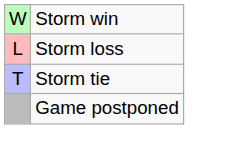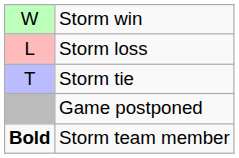+ row: (144, 138)
